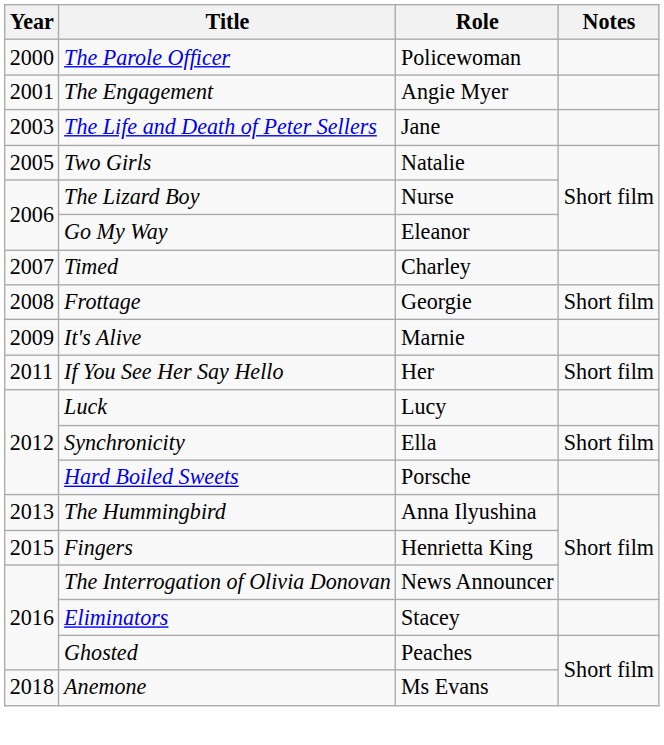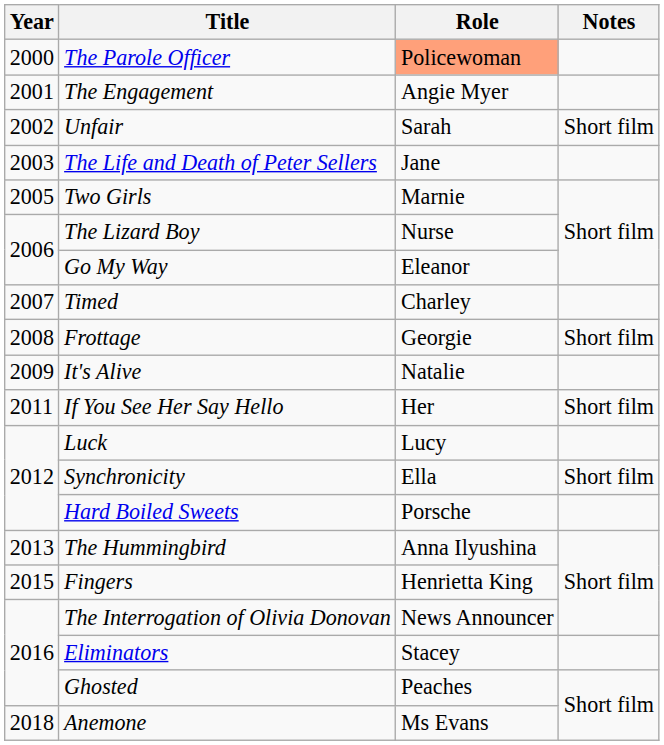(461, 57) no background -> (461, 57) lightsalmon background
+ row: (94, 127)
(433, 162) Natalie -> (433, 197) Marnie
(433, 337) Marnie -> (433, 372) Natalie
